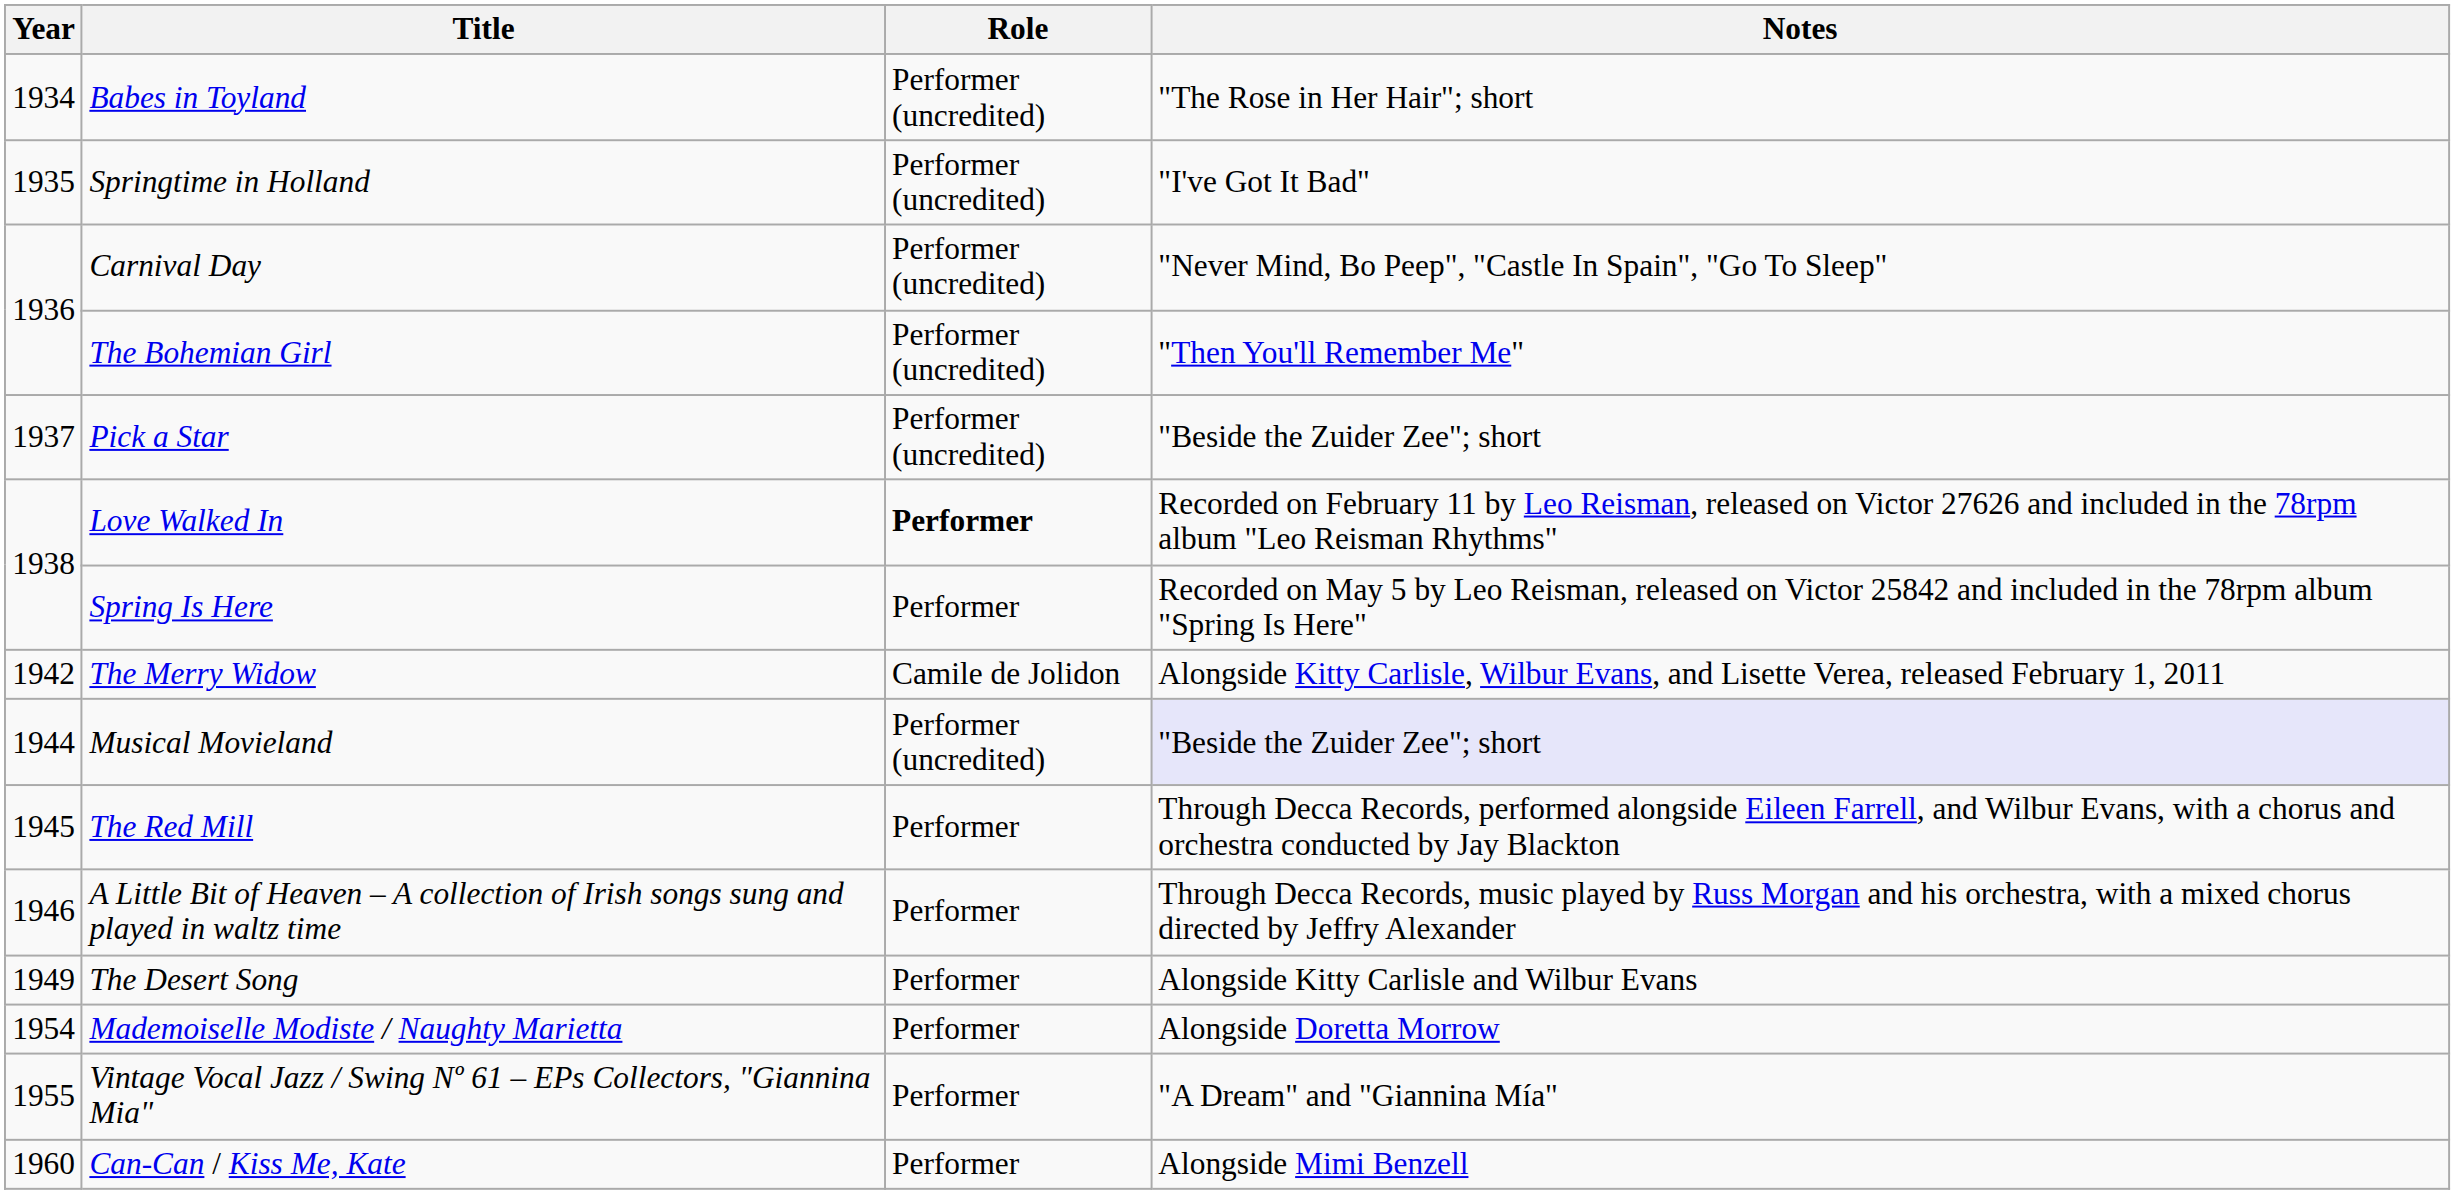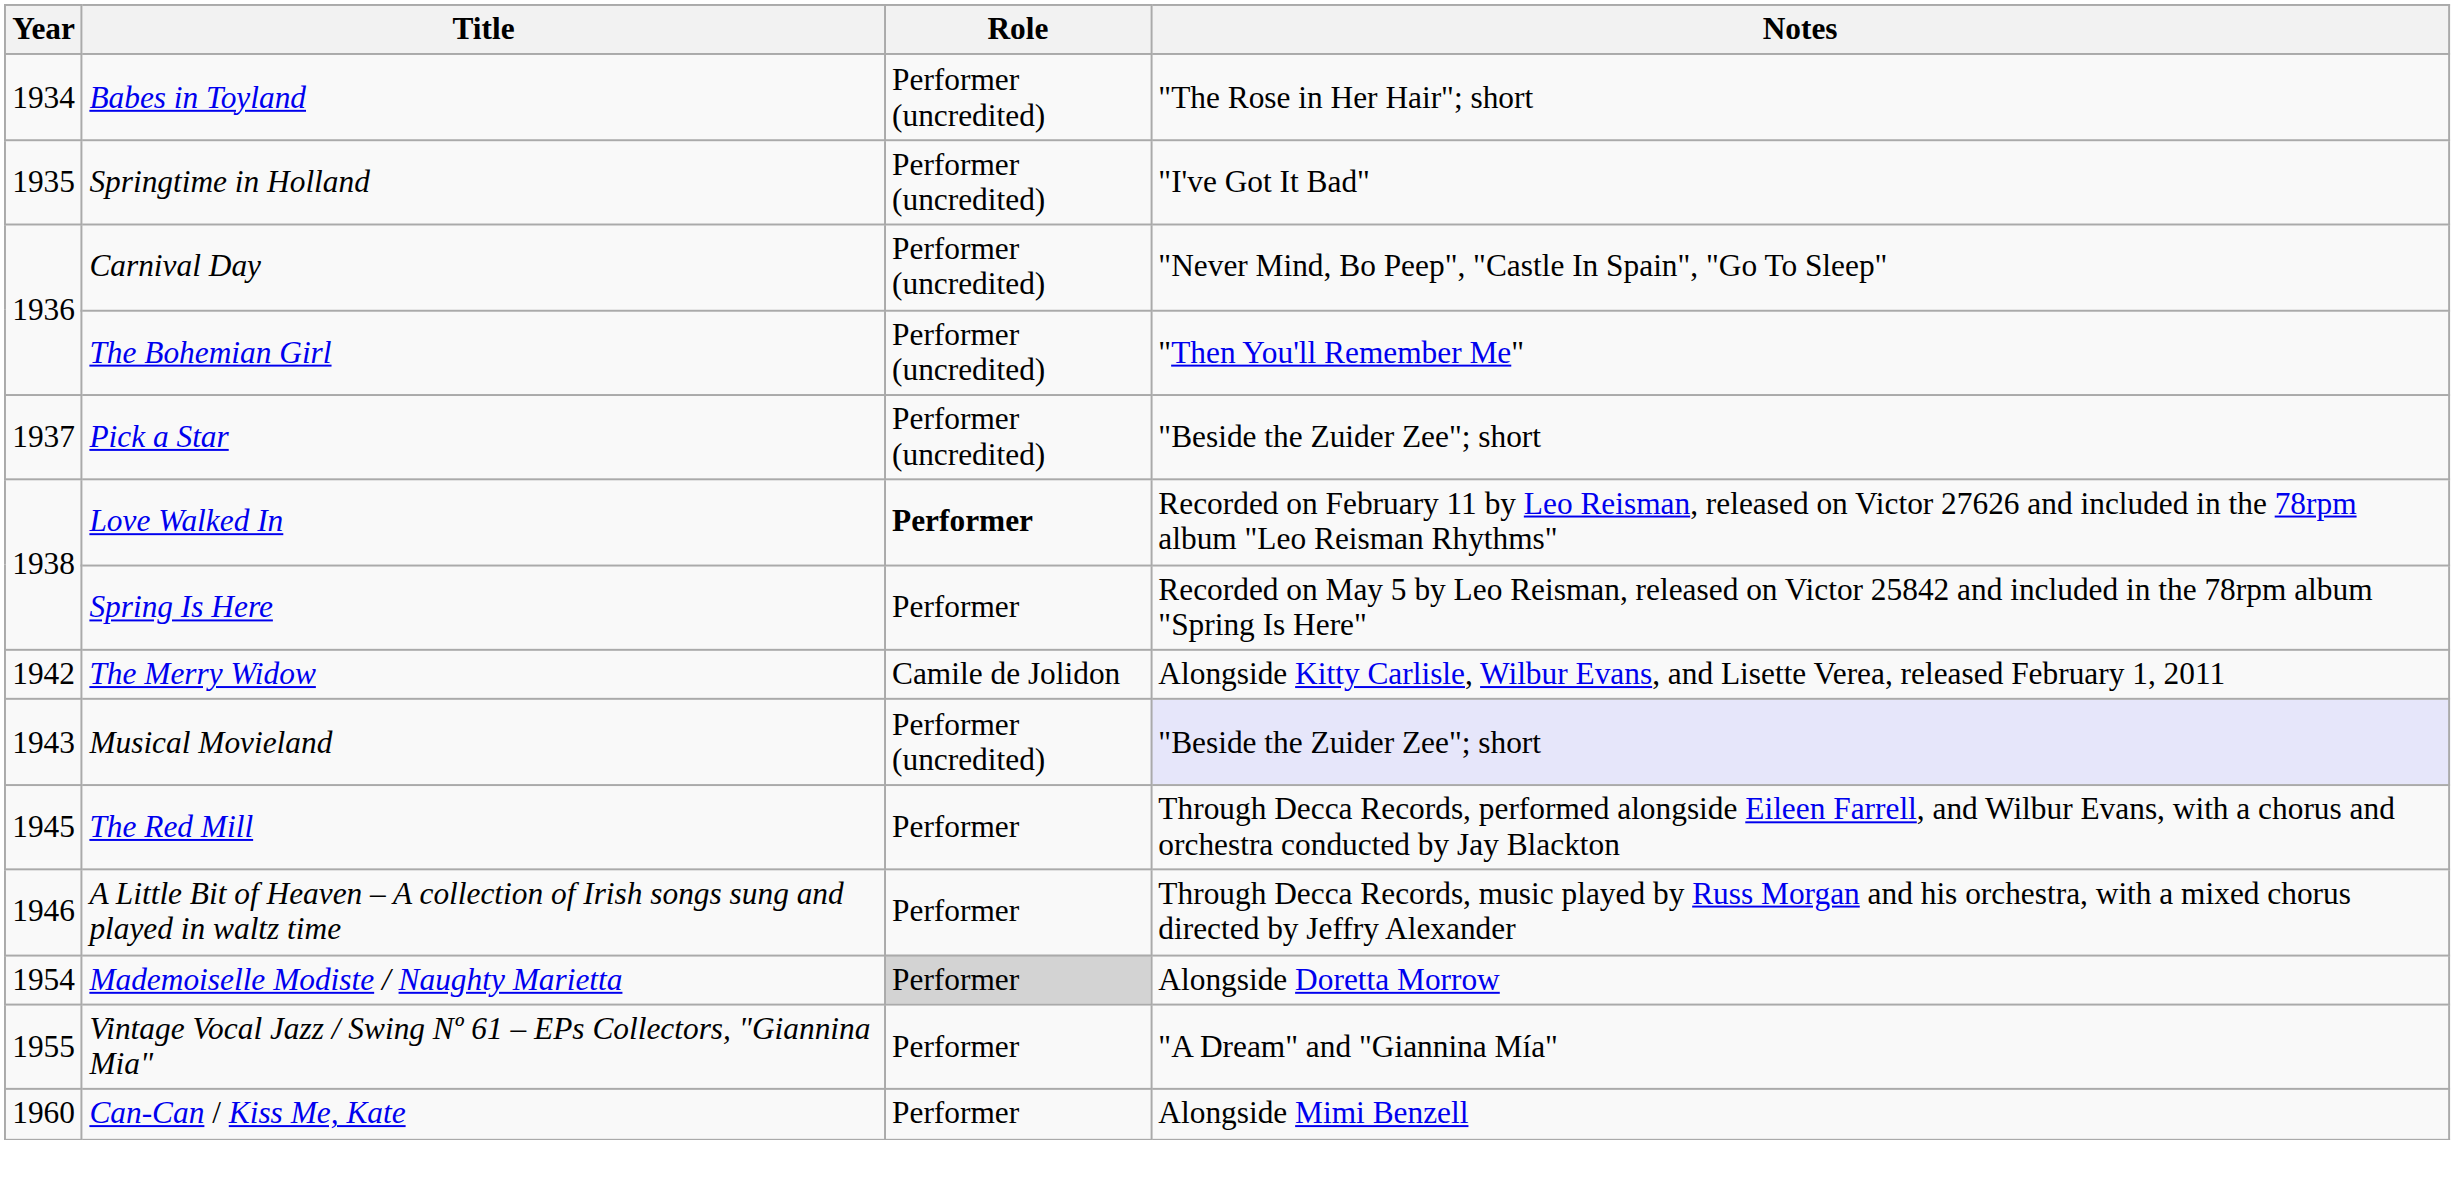(44, 741) 1944 -> (44, 741) 1943
- row: (194, 978)
(956, 1028) no background -> (956, 978) lightgrey background
